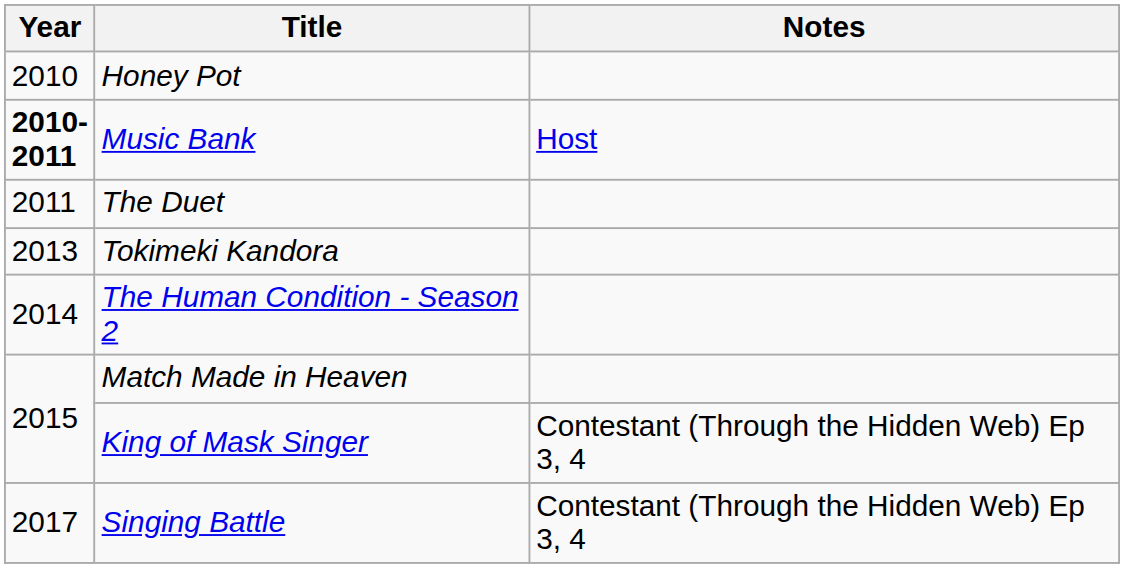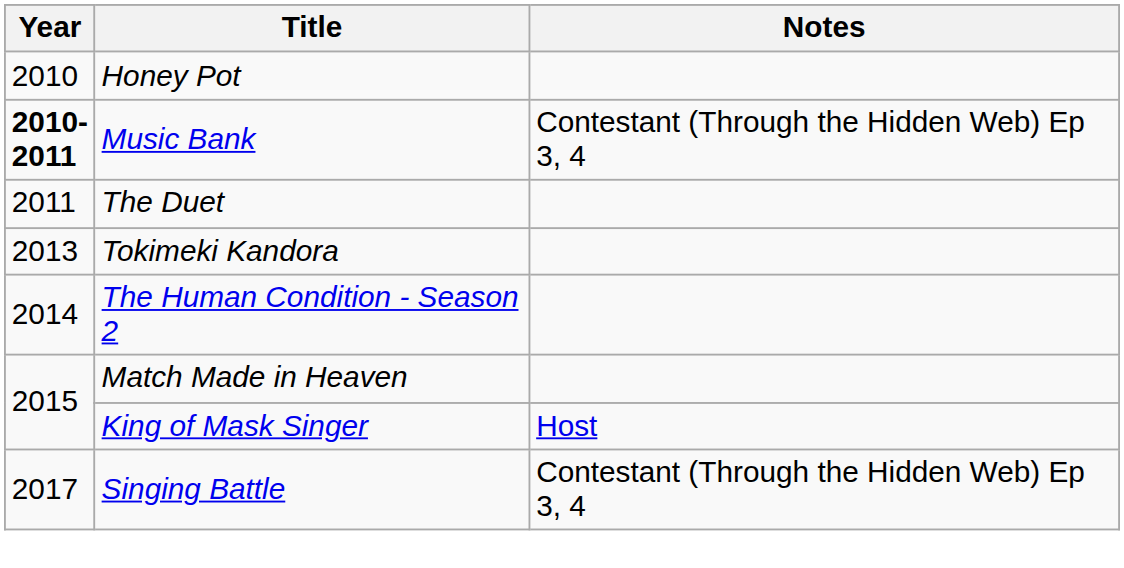(567, 139) Host -> (810, 139) Contestant (Through the Hidden Web) Ep 3, 4
(810, 442) Contestant (Through the Hidden Web) Ep 3, 4 -> (567, 425) Host
